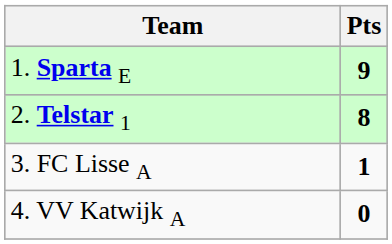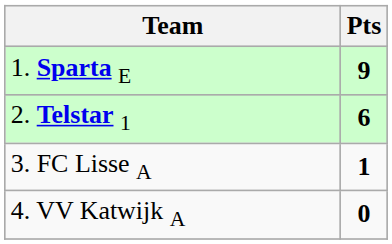(364, 118) 8 -> (364, 118) 6
